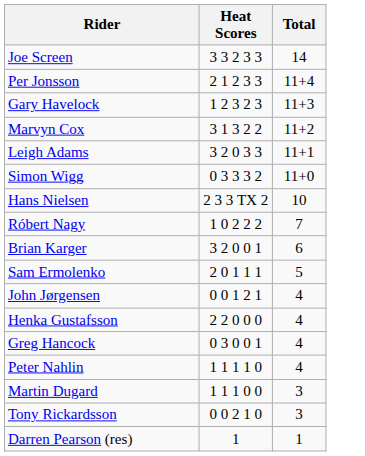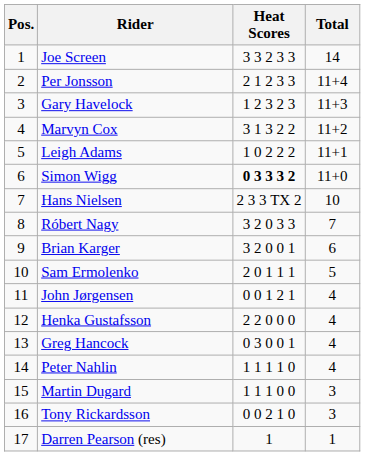+ column: (21, 24)
(236, 152) 3 2 0 3 3 -> (269, 152) 1 0 2 2 2
(236, 176) normal -> (269, 176) bold
(236, 224) 1 0 2 2 2 -> (269, 224) 3 2 0 3 3
